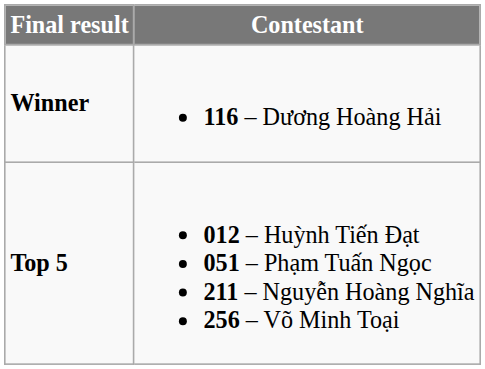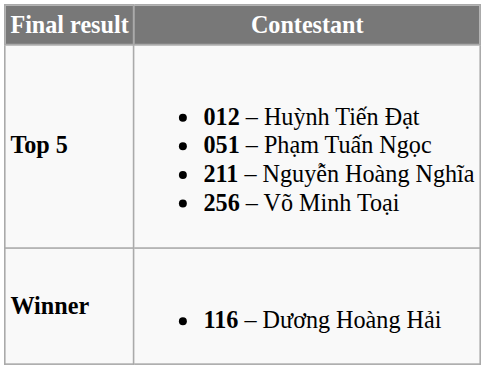rows swapped: (50, 102) <-> (39, 262)
